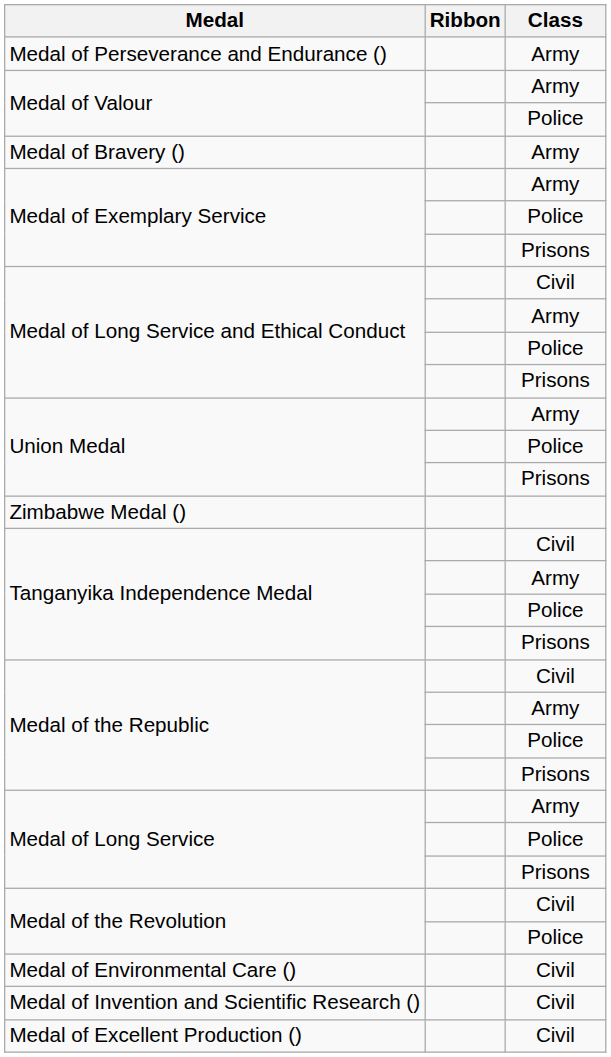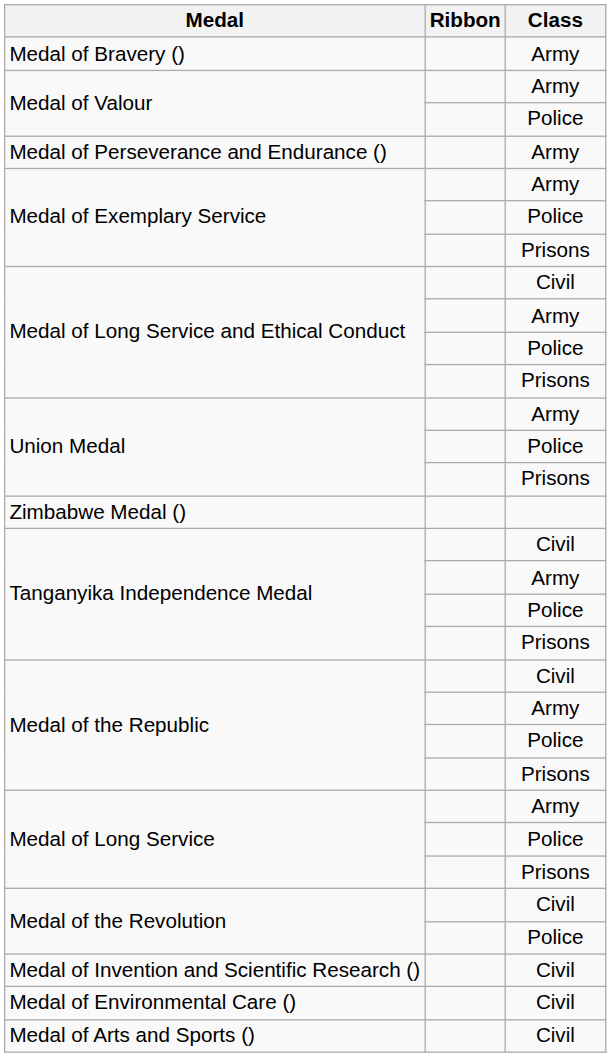rows swapped: (97, 151) <-> (198, 53)
rows swapped: (153, 970) <-> (215, 1002)
+ row: (132, 1035)
- row: (156, 1035)
